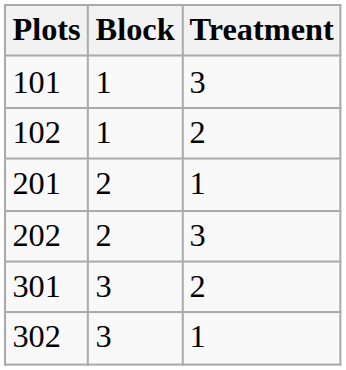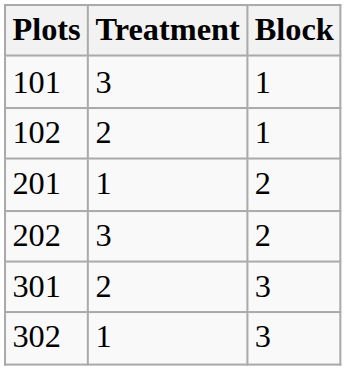columns swapped: (135, 30) <-> (262, 30)
